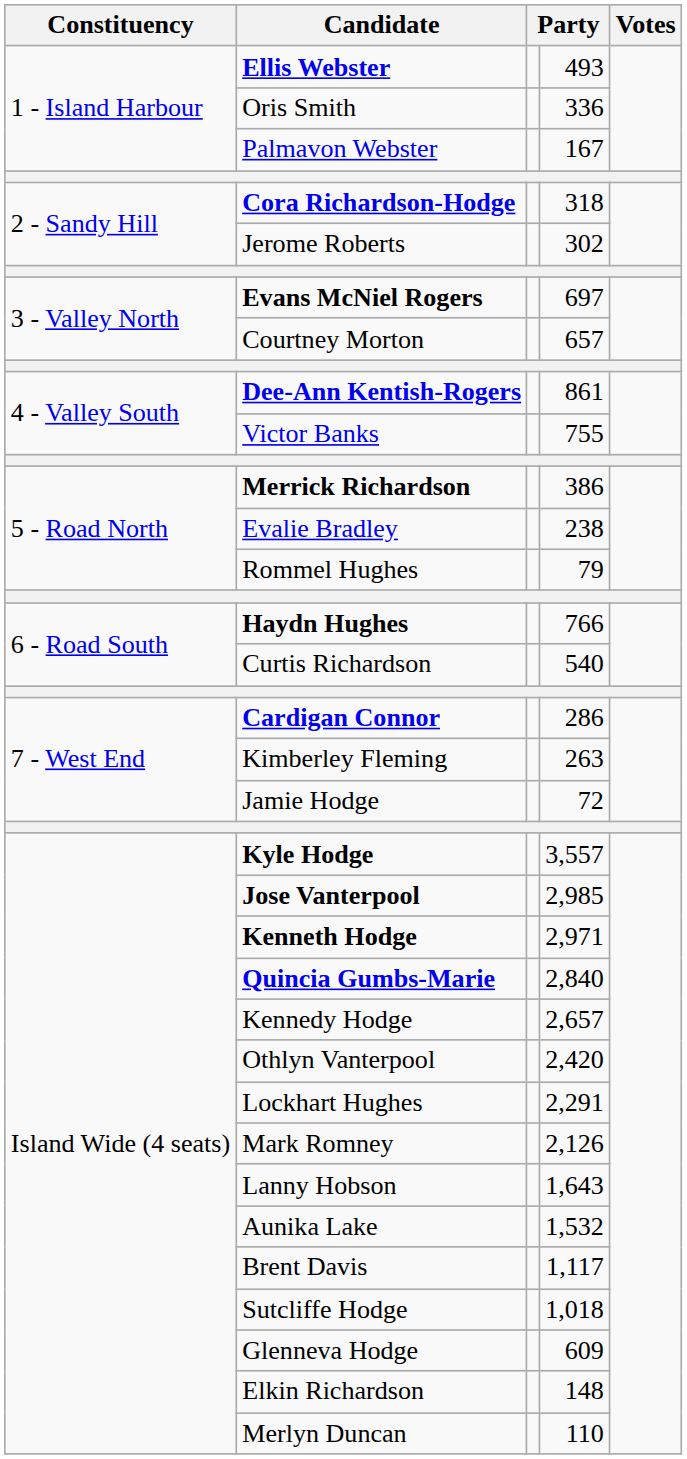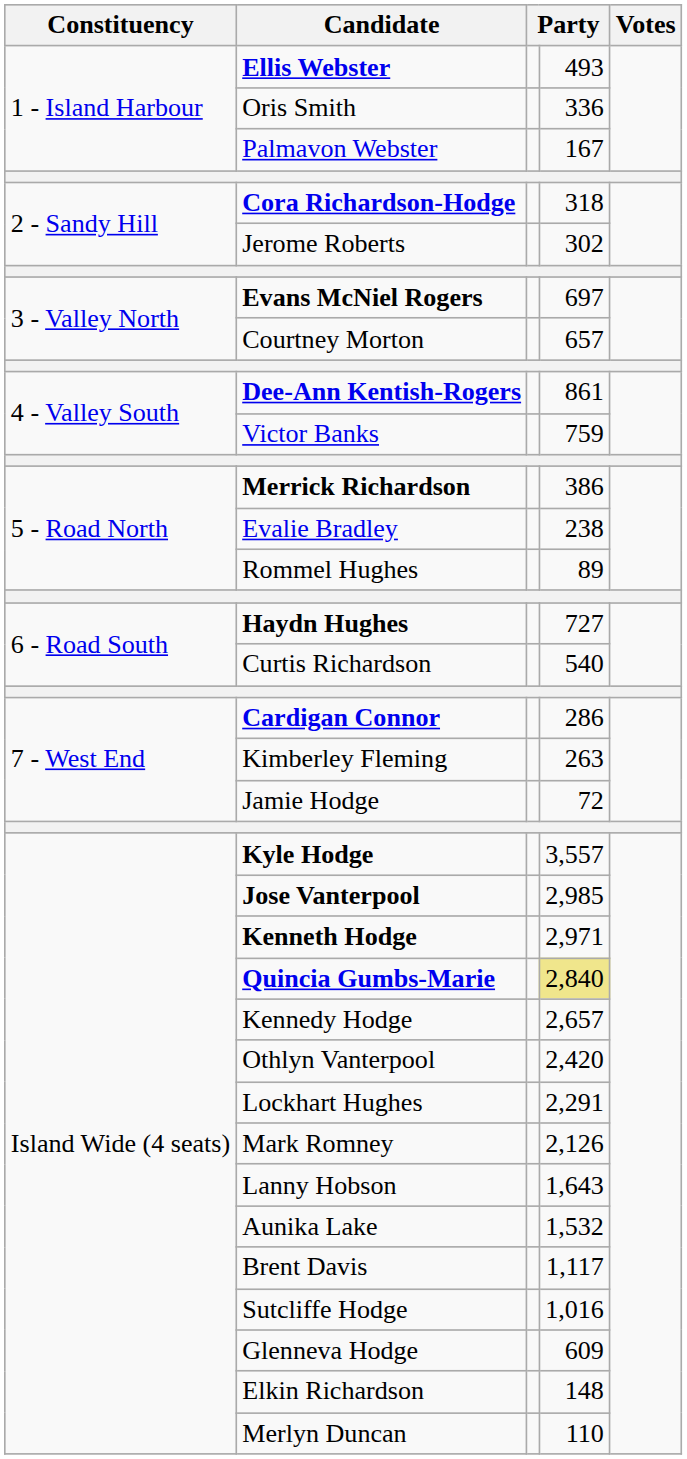(584, 433) 755 -> (584, 433) 759
(591, 569) 79 -> (591, 569) 89
(584, 622) 766 -> (584, 622) 727
(574, 977) no background -> (574, 977) khaki background
(574, 1308) 1,018 -> (574, 1308) 1,016
